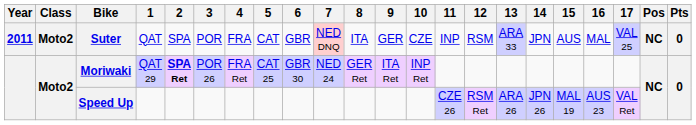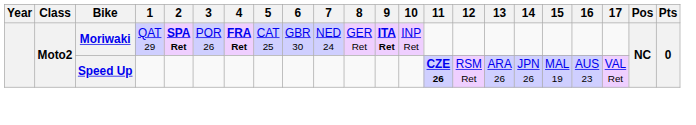- row: (106, 39)
(239, 71) normal -> (239, 39) bold
(391, 71) normal -> (387, 39) bold
(450, 103) normal -> (438, 71) bold
